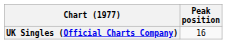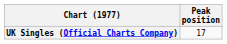(201, 33) 16 -> (201, 33) 17
